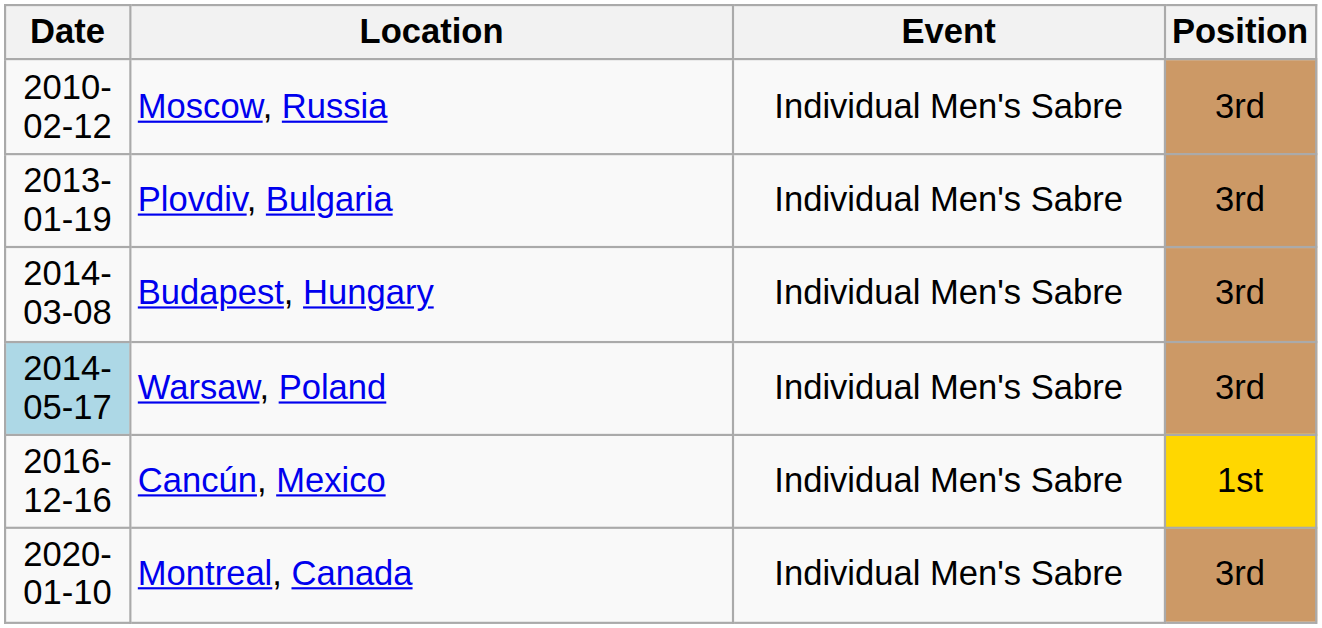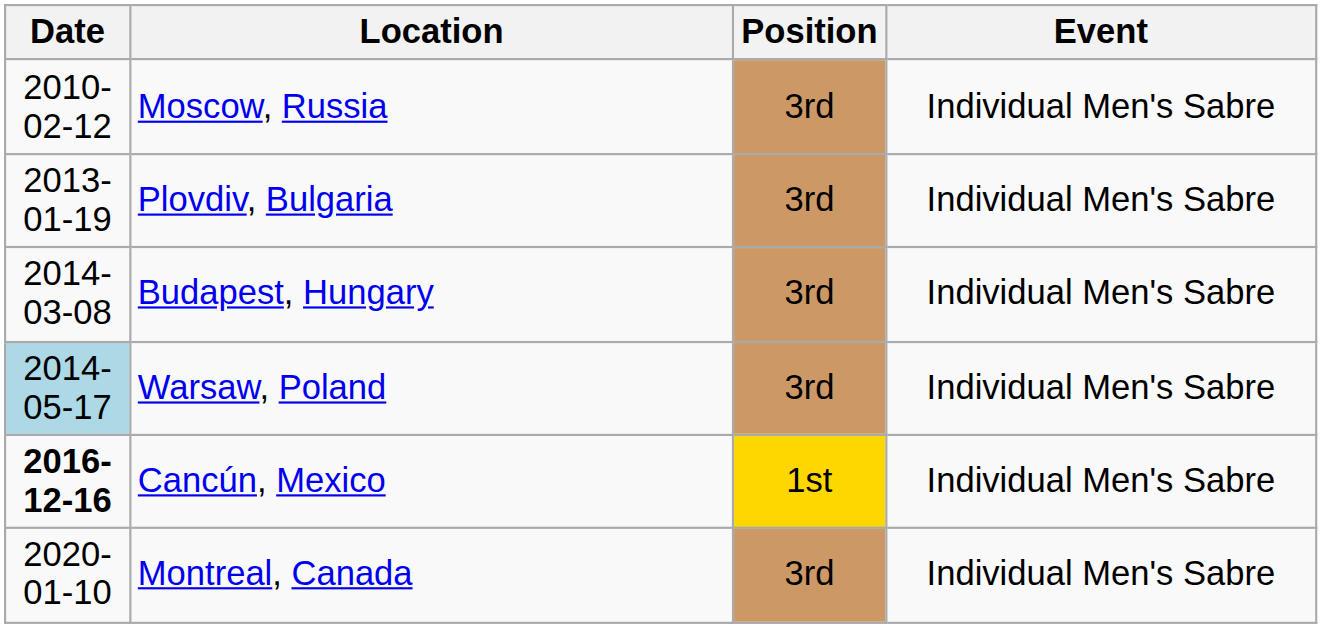columns swapped: (949, 31) <-> (1240, 31)
(67, 480) normal -> (67, 480) bold
